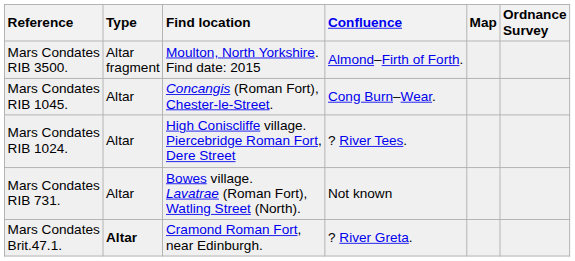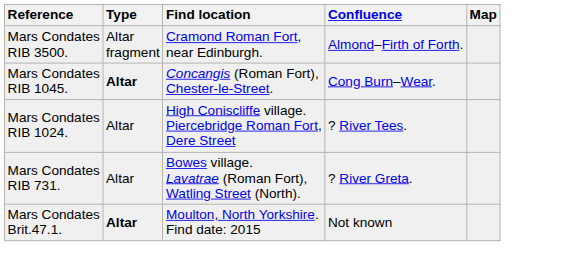- column: (535, 22)
(242, 59) Moulton, North Yorkshire. Find date: 2015 -> (234, 44) Cramond Roman Fort, near Edinburgh.
(120, 96) normal -> (122, 81) bold
(360, 193) Not known -> (370, 178) ? River Greta.
(234, 237) Cramond Roman Fort, near Edinburgh. -> (242, 222) Moulton, North Yorkshire. Find date: 2015
(370, 237) ? River Greta. -> (360, 222) Not known
